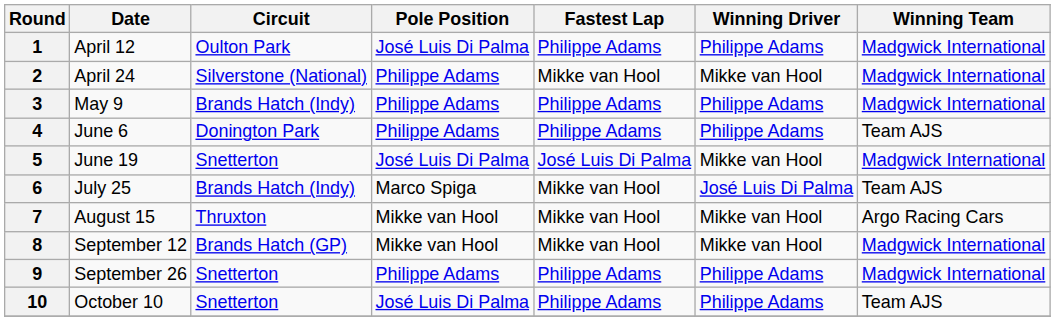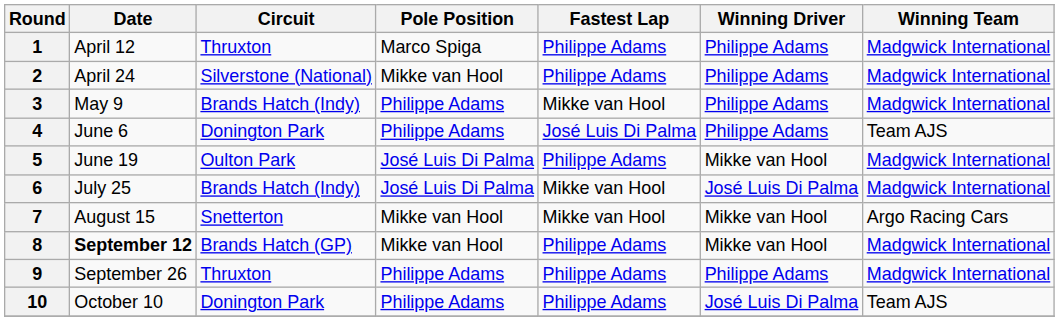(243, 47) Oulton Park -> (236, 47) Thruxton
(452, 47) José Luis Di Palma -> (431, 47) Marco Spiga
(437, 75) Philippe Adams -> (442, 75) Mikke van Hool
(599, 75) Mikke van Hool -> (604, 75) Philippe Adams
(761, 75) Mikke van Hool -> (766, 75) Philippe Adams
(599, 103) Philippe Adams -> (604, 103) Mikke van Hool
(599, 132) Philippe Adams -> (619, 132) José Luis Di Palma
(237, 160) Snetterton -> (248, 160) Oulton Park
(614, 160) José Luis Di Palma -> (604, 160) Philippe Adams
(426, 188) Marco Spiga -> (457, 188) José Luis Di Palma
(902, 188) Team AJS -> (958, 188) Madgwick International
(231, 216) Thruxton -> (242, 216) Snetterton
(131, 245) normal -> (133, 245) bold
(599, 245) Mikke van Hool -> (604, 245) Philippe Adams
(237, 273) Snetterton -> (236, 273) Thruxton
(237, 301) Snetterton -> (262, 301) Donington Park
(452, 301) José Luis Di Palma -> (442, 301) Philippe Adams
(762, 301) Philippe Adams -> (781, 301) José Luis Di Palma
